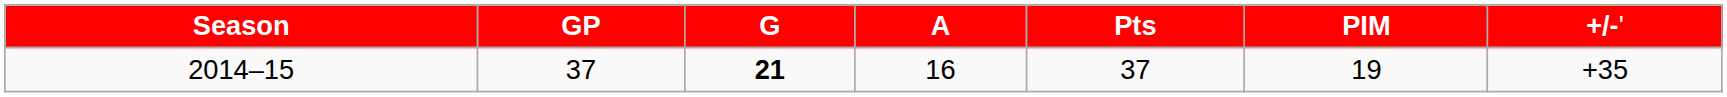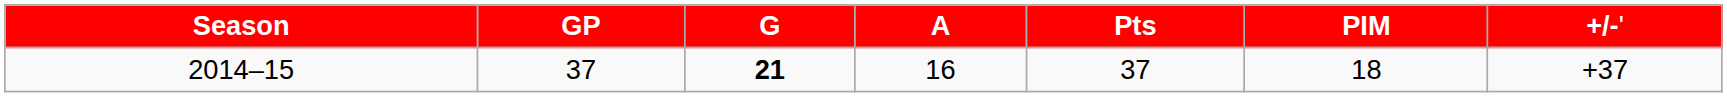(1366, 69) 19 -> (1366, 69) 18
(1605, 69) +35 -> (1605, 69) +37
